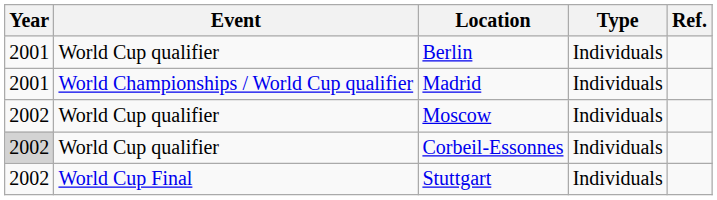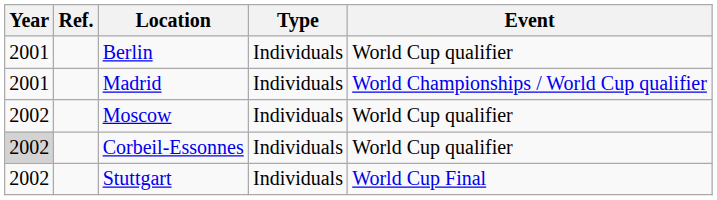columns swapped: (236, 20) <-> (689, 20)
